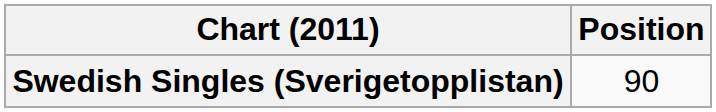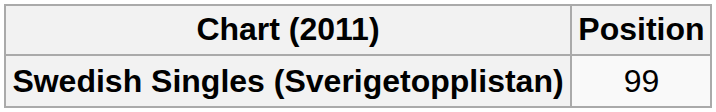(641, 80) 90 -> (641, 80) 99
